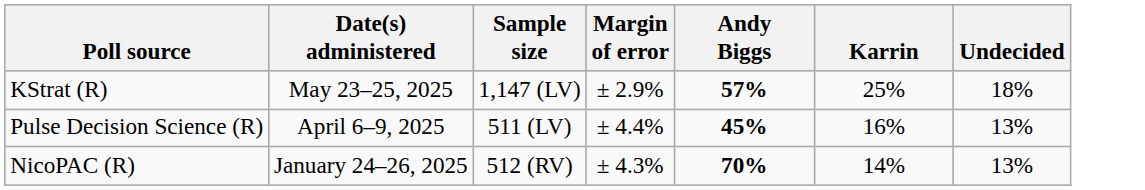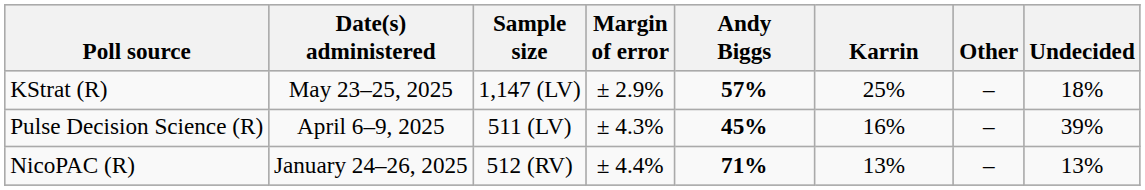+ column: (989, 51)
(630, 127) ± 4.4% -> (630, 127) ± 4.3%
(1012, 127) 13% -> (1082, 127) 39%
(630, 166) ± 4.3% -> (630, 166) ± 4.4%
(744, 166) 70% -> (744, 166) 71%
(884, 166) 14% -> (884, 166) 13%
